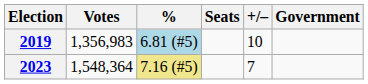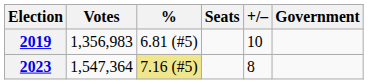(169, 41) lightblue background -> (169, 41) no background
(102, 66) 1,548,364 -> (102, 66) 1,547,364
(251, 66) 7 -> (251, 66) 8
